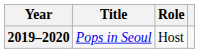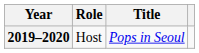columns swapped: (114, 15) <-> (171, 15)
